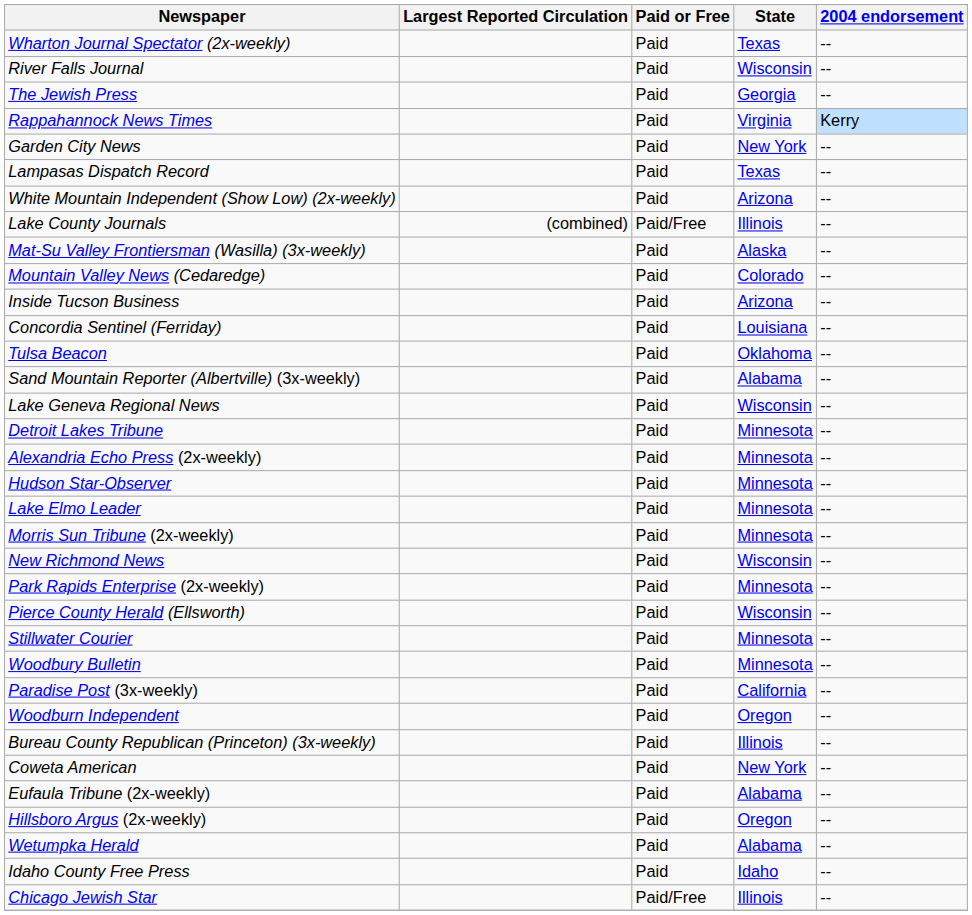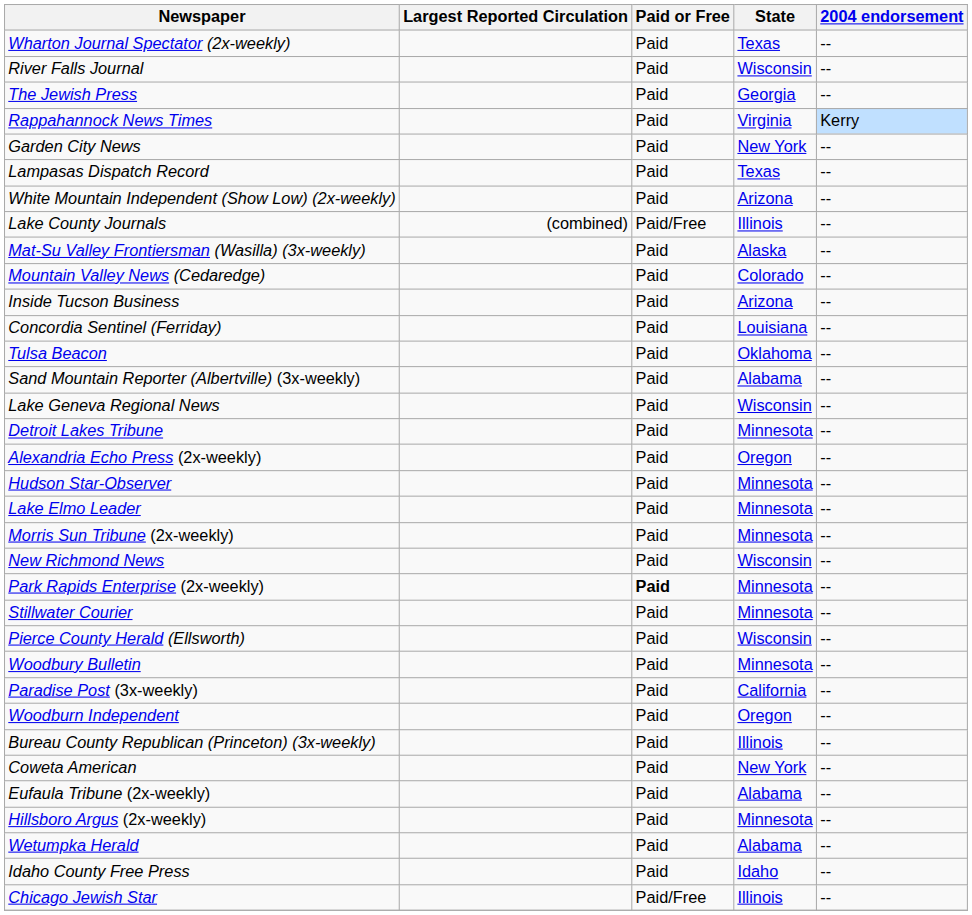(775, 457) Minnesota -> (765, 457) Oregon
(652, 586) normal -> (653, 586) bold
rows swapped: (127, 612) <-> (70, 638)
(765, 819) Oregon -> (775, 819) Minnesota
